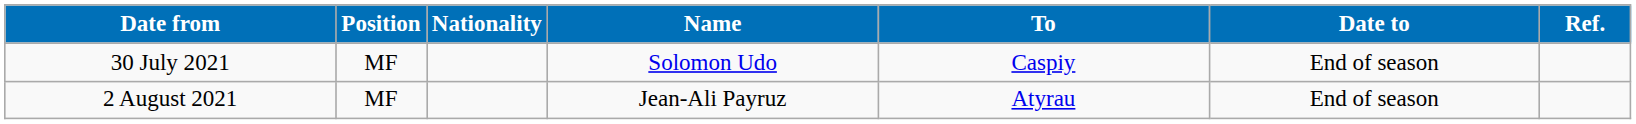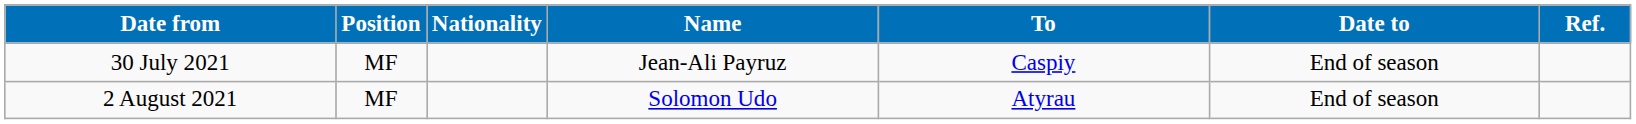(713, 61) Solomon Udo -> (713, 61) Jean-Ali Payruz
(713, 99) Jean-Ali Payruz -> (713, 99) Solomon Udo
